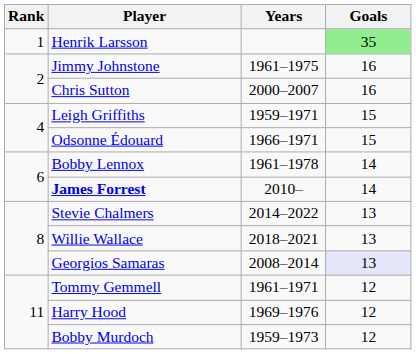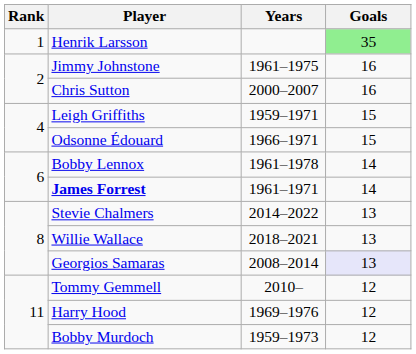(284, 189) 2010– -> (284, 189) 1961–1971
(284, 287) 1961–1971 -> (284, 287) 2010–
